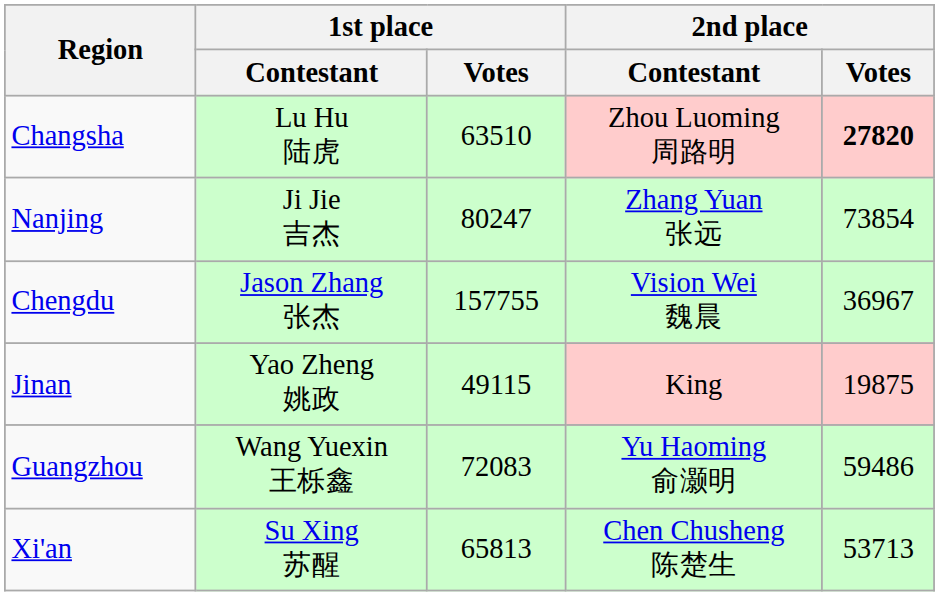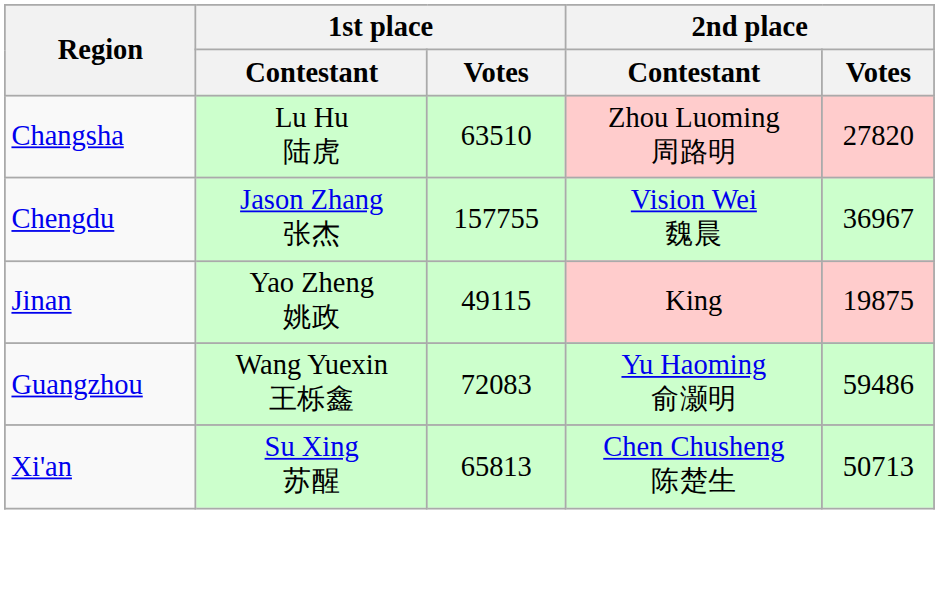(878, 136) bold -> (878, 136) normal
- row: (57, 218)
(878, 548) 53713 -> (878, 466) 50713
